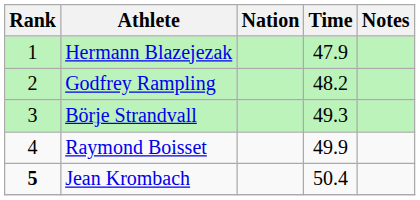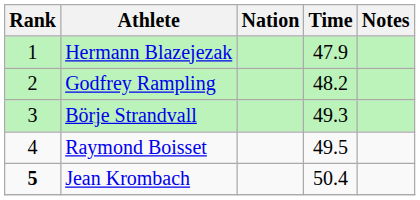(331, 147) 49.9 -> (331, 147) 49.5
